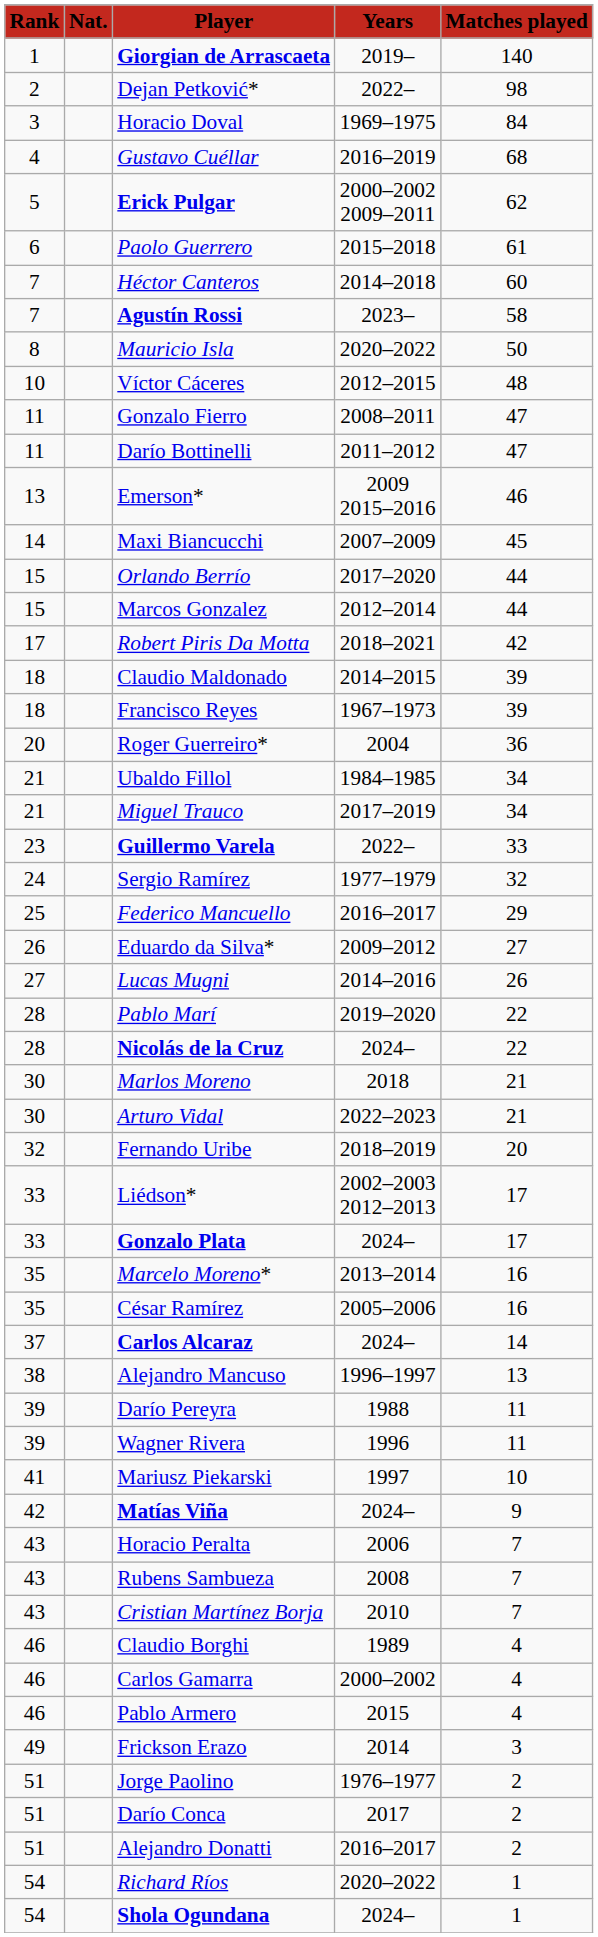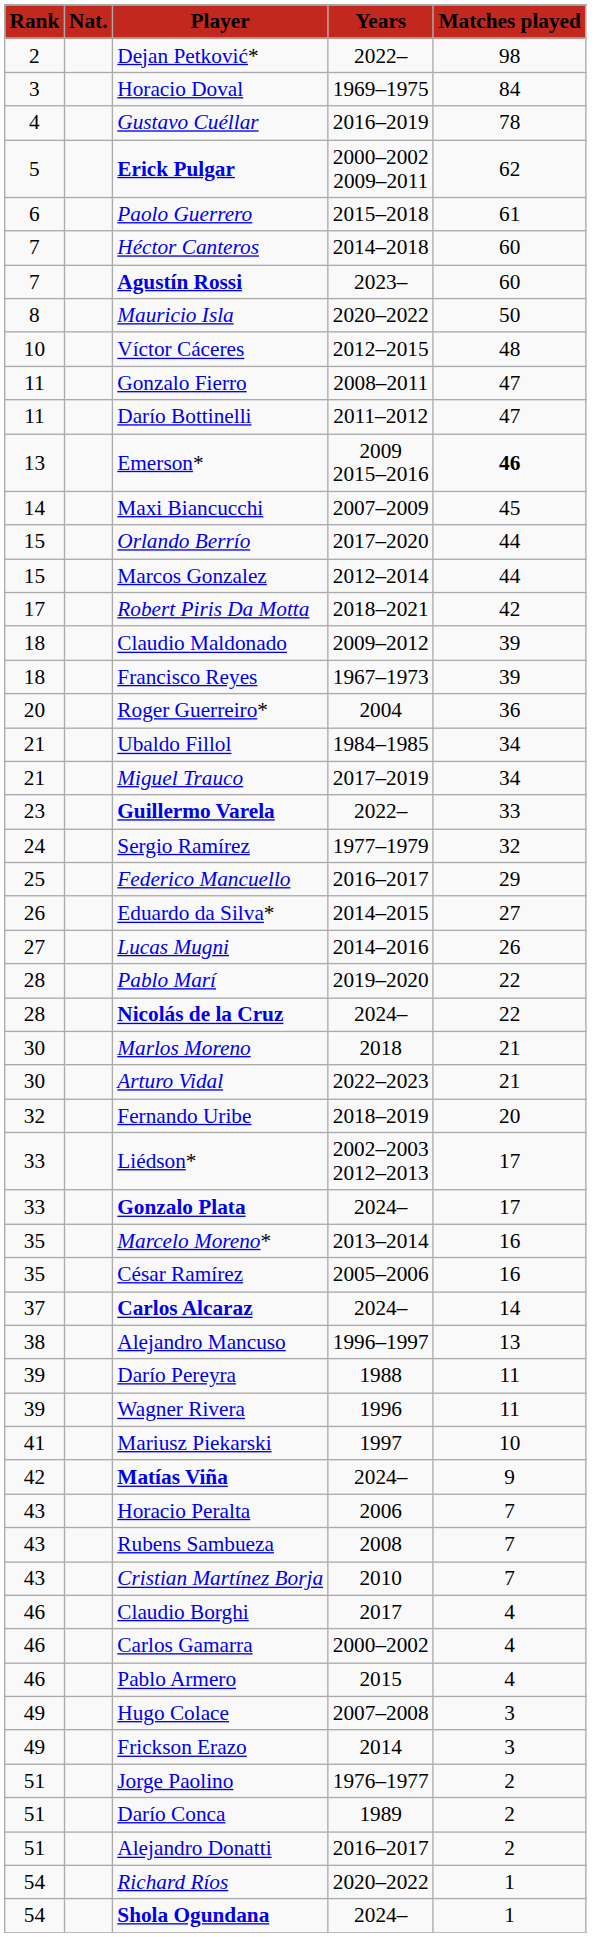- row: (224, 55)
(517, 156) 68 -> (510, 122) 78
(517, 315) 58 -> (510, 281) 60
(517, 496) normal -> (510, 462) bold
(388, 676) 2014–2015 -> (381, 642) 2009–2012
(388, 946) 2009–2012 -> (381, 912) 2014–2015
(388, 1645) 1989 -> (381, 1611) 2017
+ row: (173, 1713)
(388, 1814) 2017 -> (381, 1814) 1989
